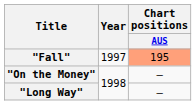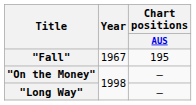(113, 57) 1997 -> (113, 57) 1967
(160, 57) lightsalmon background -> (160, 57) no background
